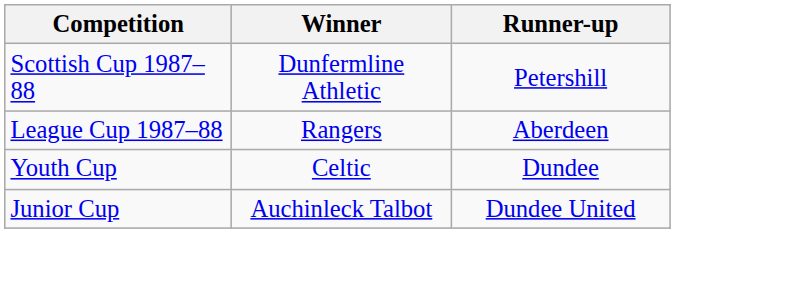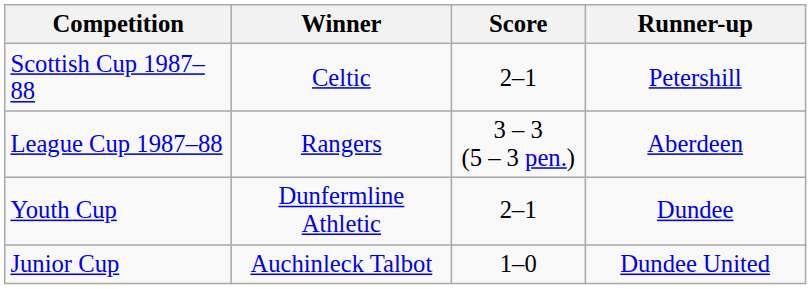+ column: (518, 24)
(341, 76) Dunfermline Athletic -> (341, 76) Celtic
(341, 168) Celtic -> (341, 210) Dunfermline Athletic
